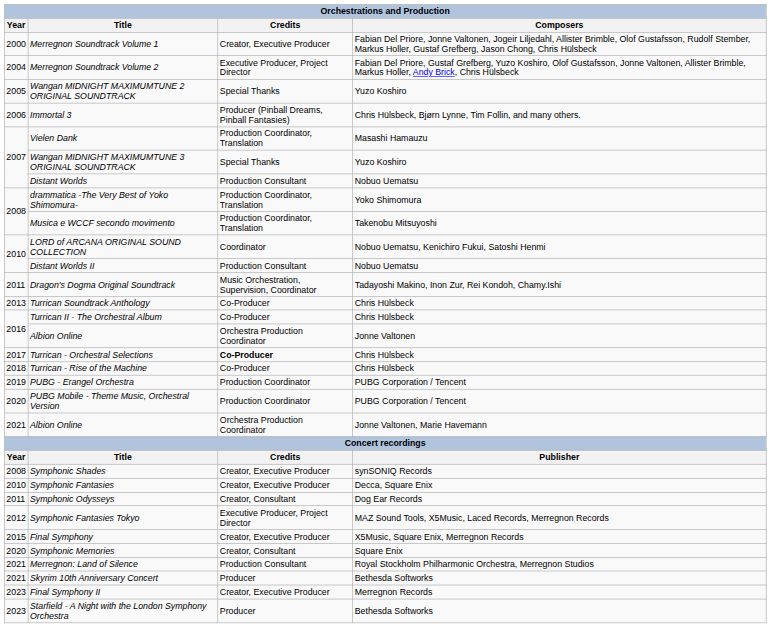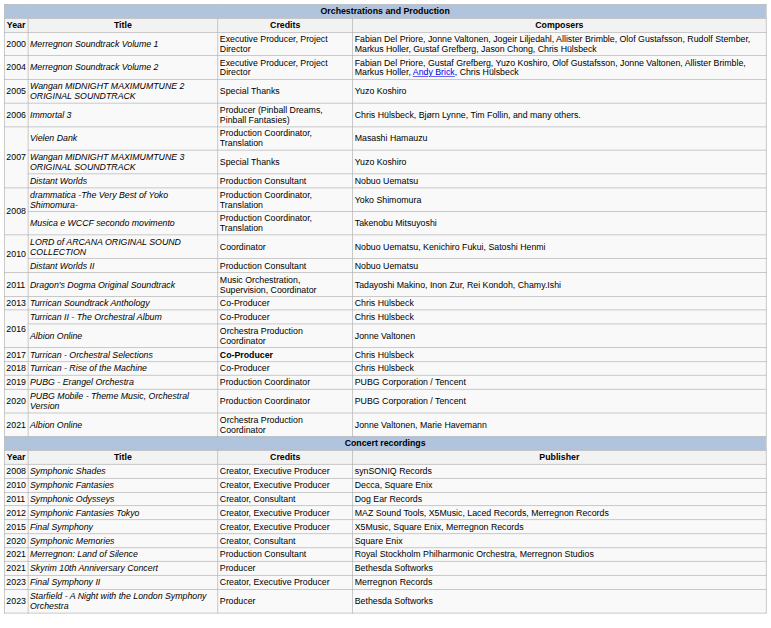(275, 44) Creator, Executive Producer -> (274, 44) Executive Producer, Project Director
(274, 518) Executive Producer, Project Director -> (275, 513) Creator, Executive Producer
